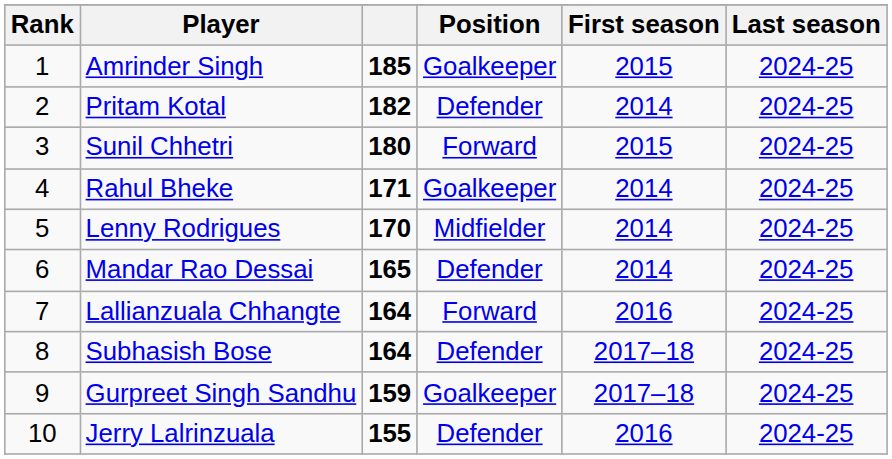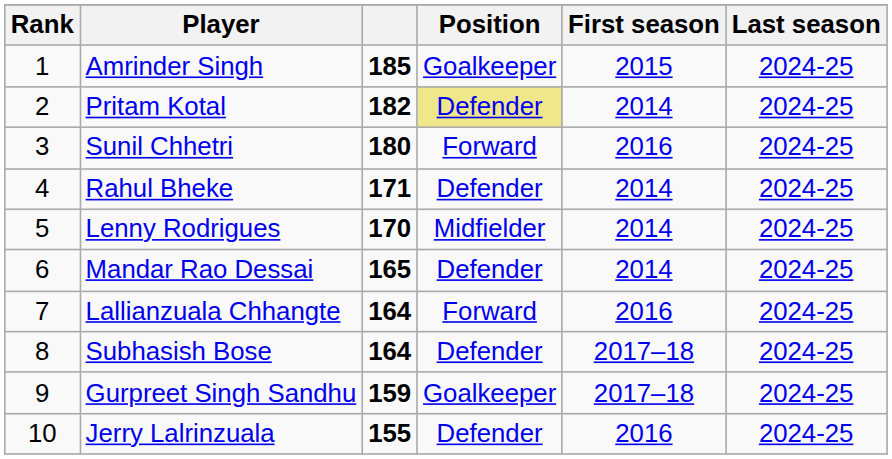(490, 106) no background -> (490, 106) khaki background
(644, 147) 2015 -> (644, 147) 2016
(490, 188) Goalkeeper -> (490, 188) Defender
